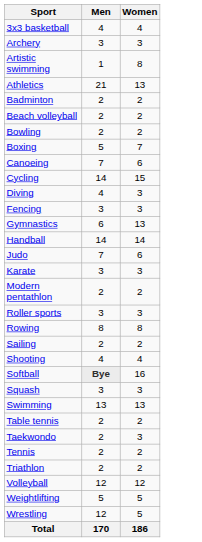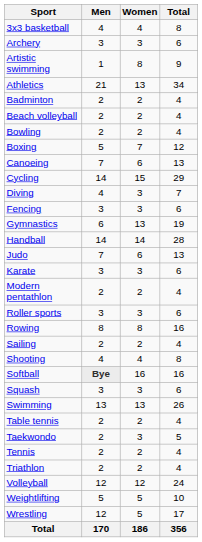+ column: (179, 12)
